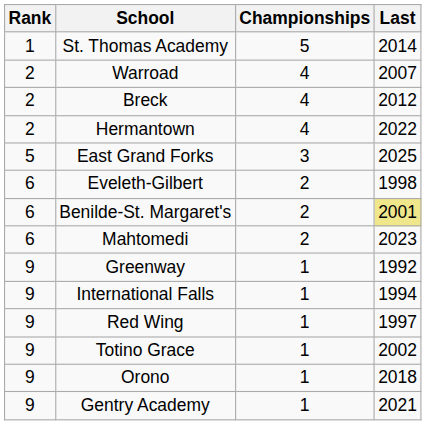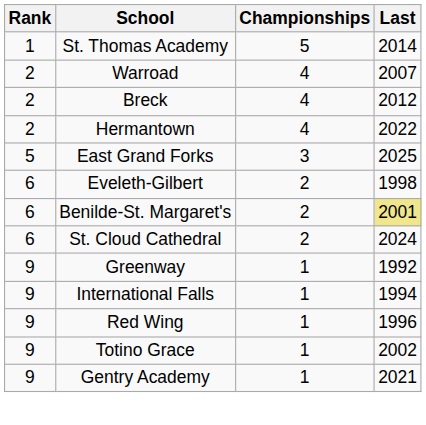- row: (145, 239)
+ row: (145, 239)
(398, 322) 1997 -> (398, 322) 1996
- row: (145, 377)
